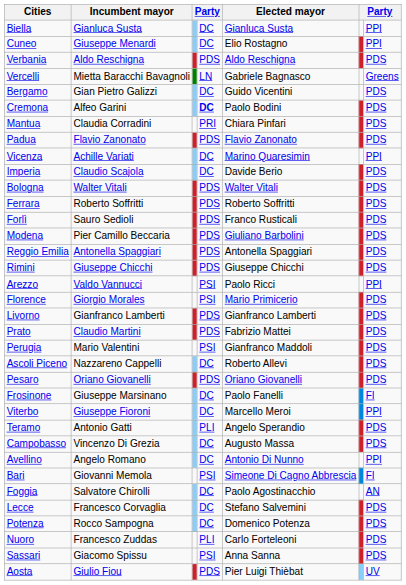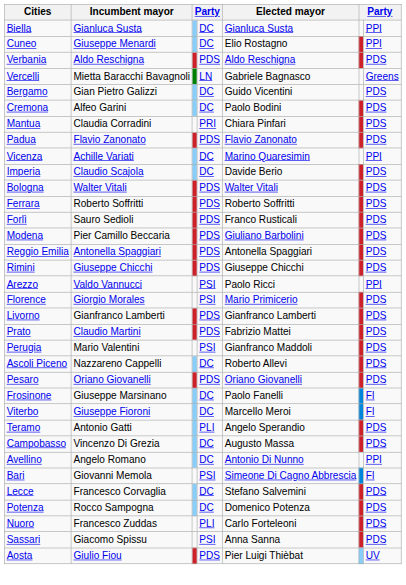(207, 108) bold -> (207, 108) normal
(374, 412) PPI -> (370, 412) FI
- row: (22, 492)
